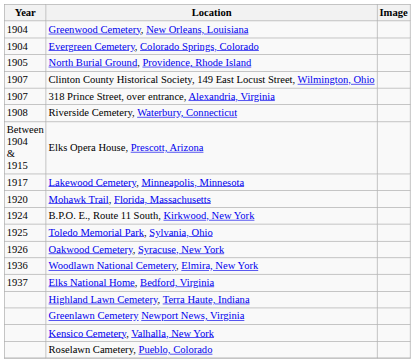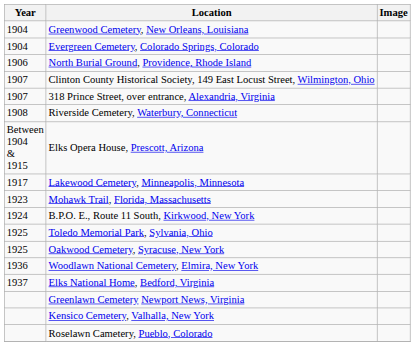(17, 63) 1905 -> (17, 63) 1906
(17, 199) 1920 -> (17, 199) 1923
(17, 249) 1926 -> (17, 249) 1925
- row: (149, 299)
